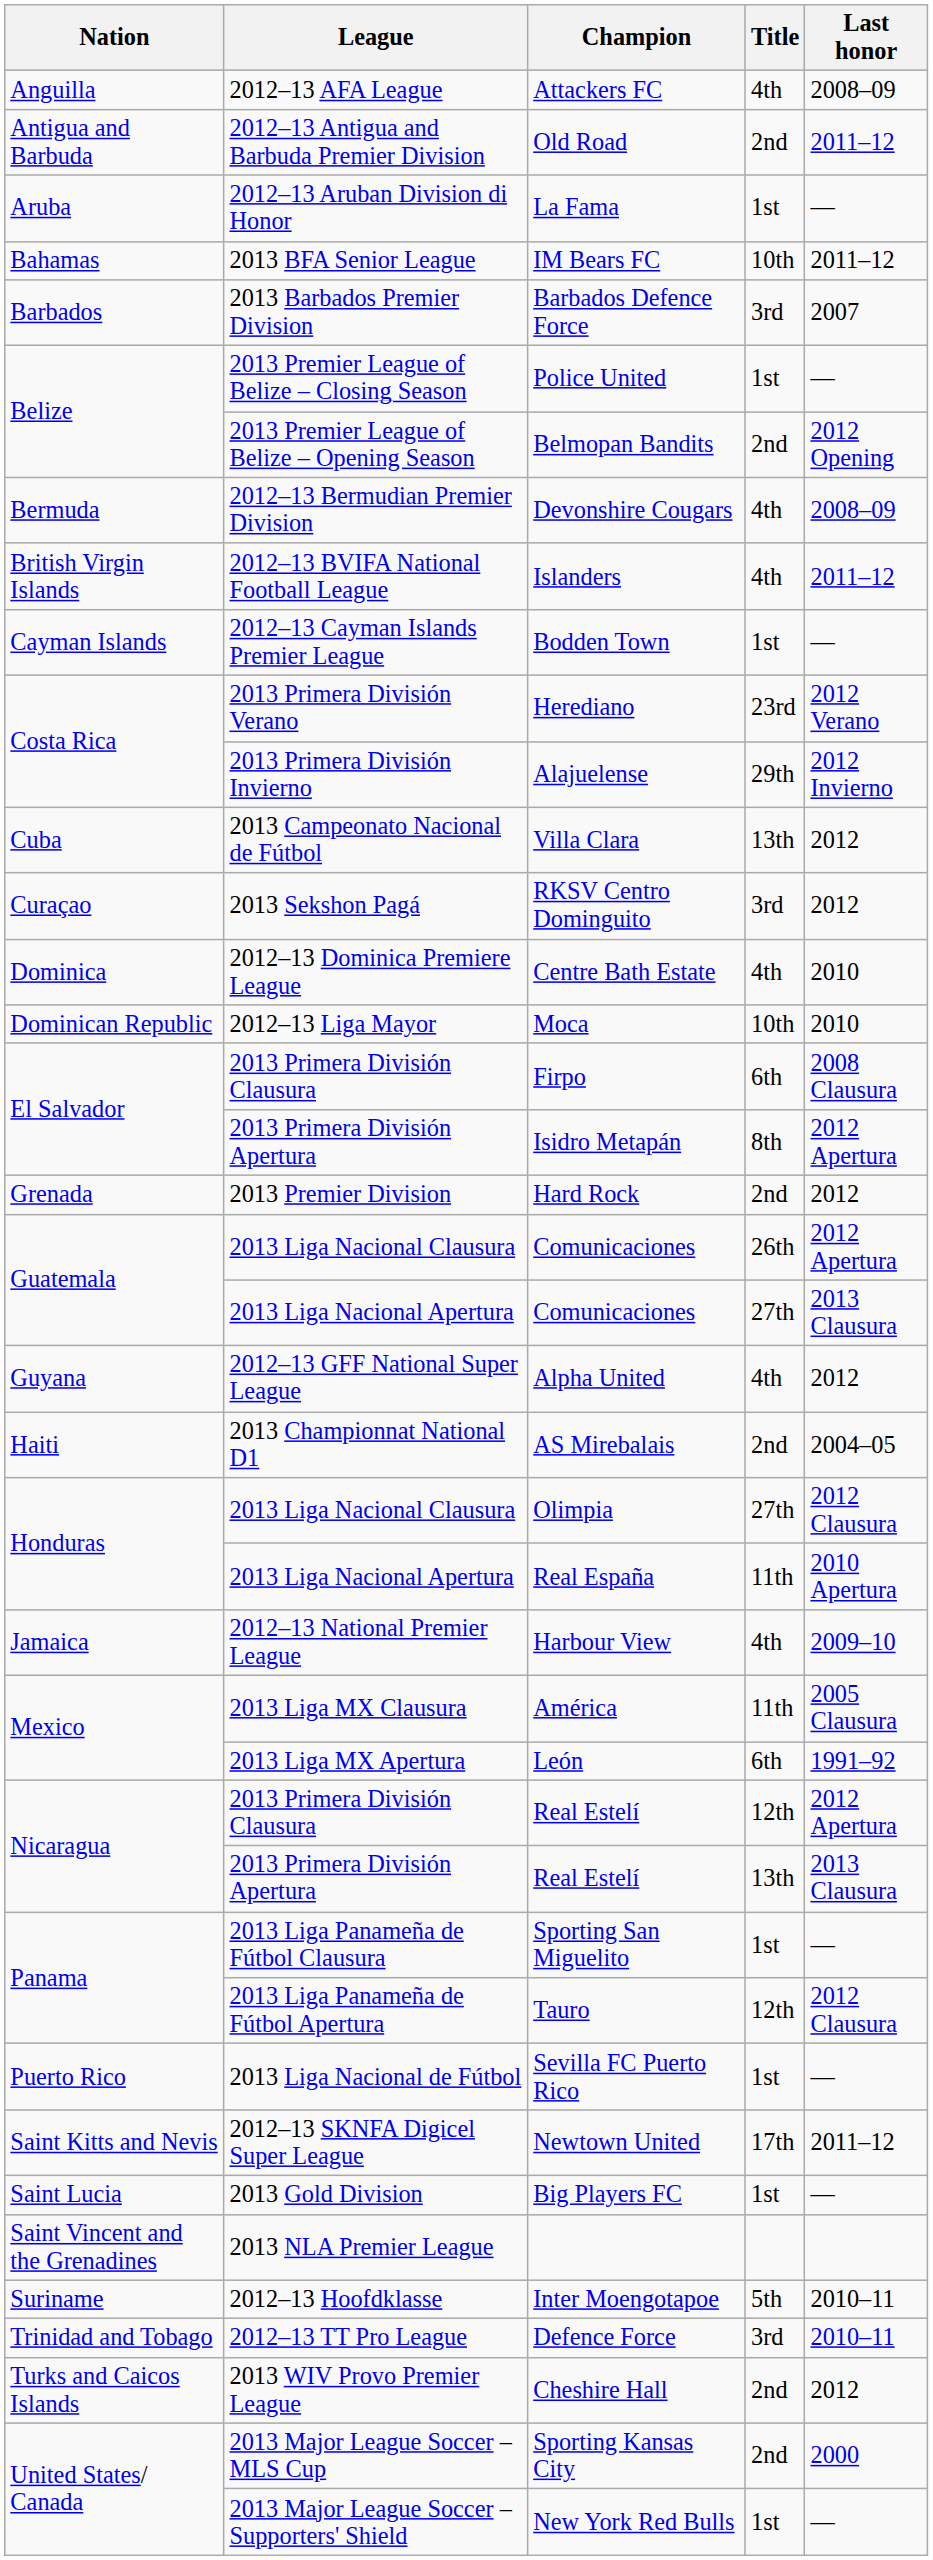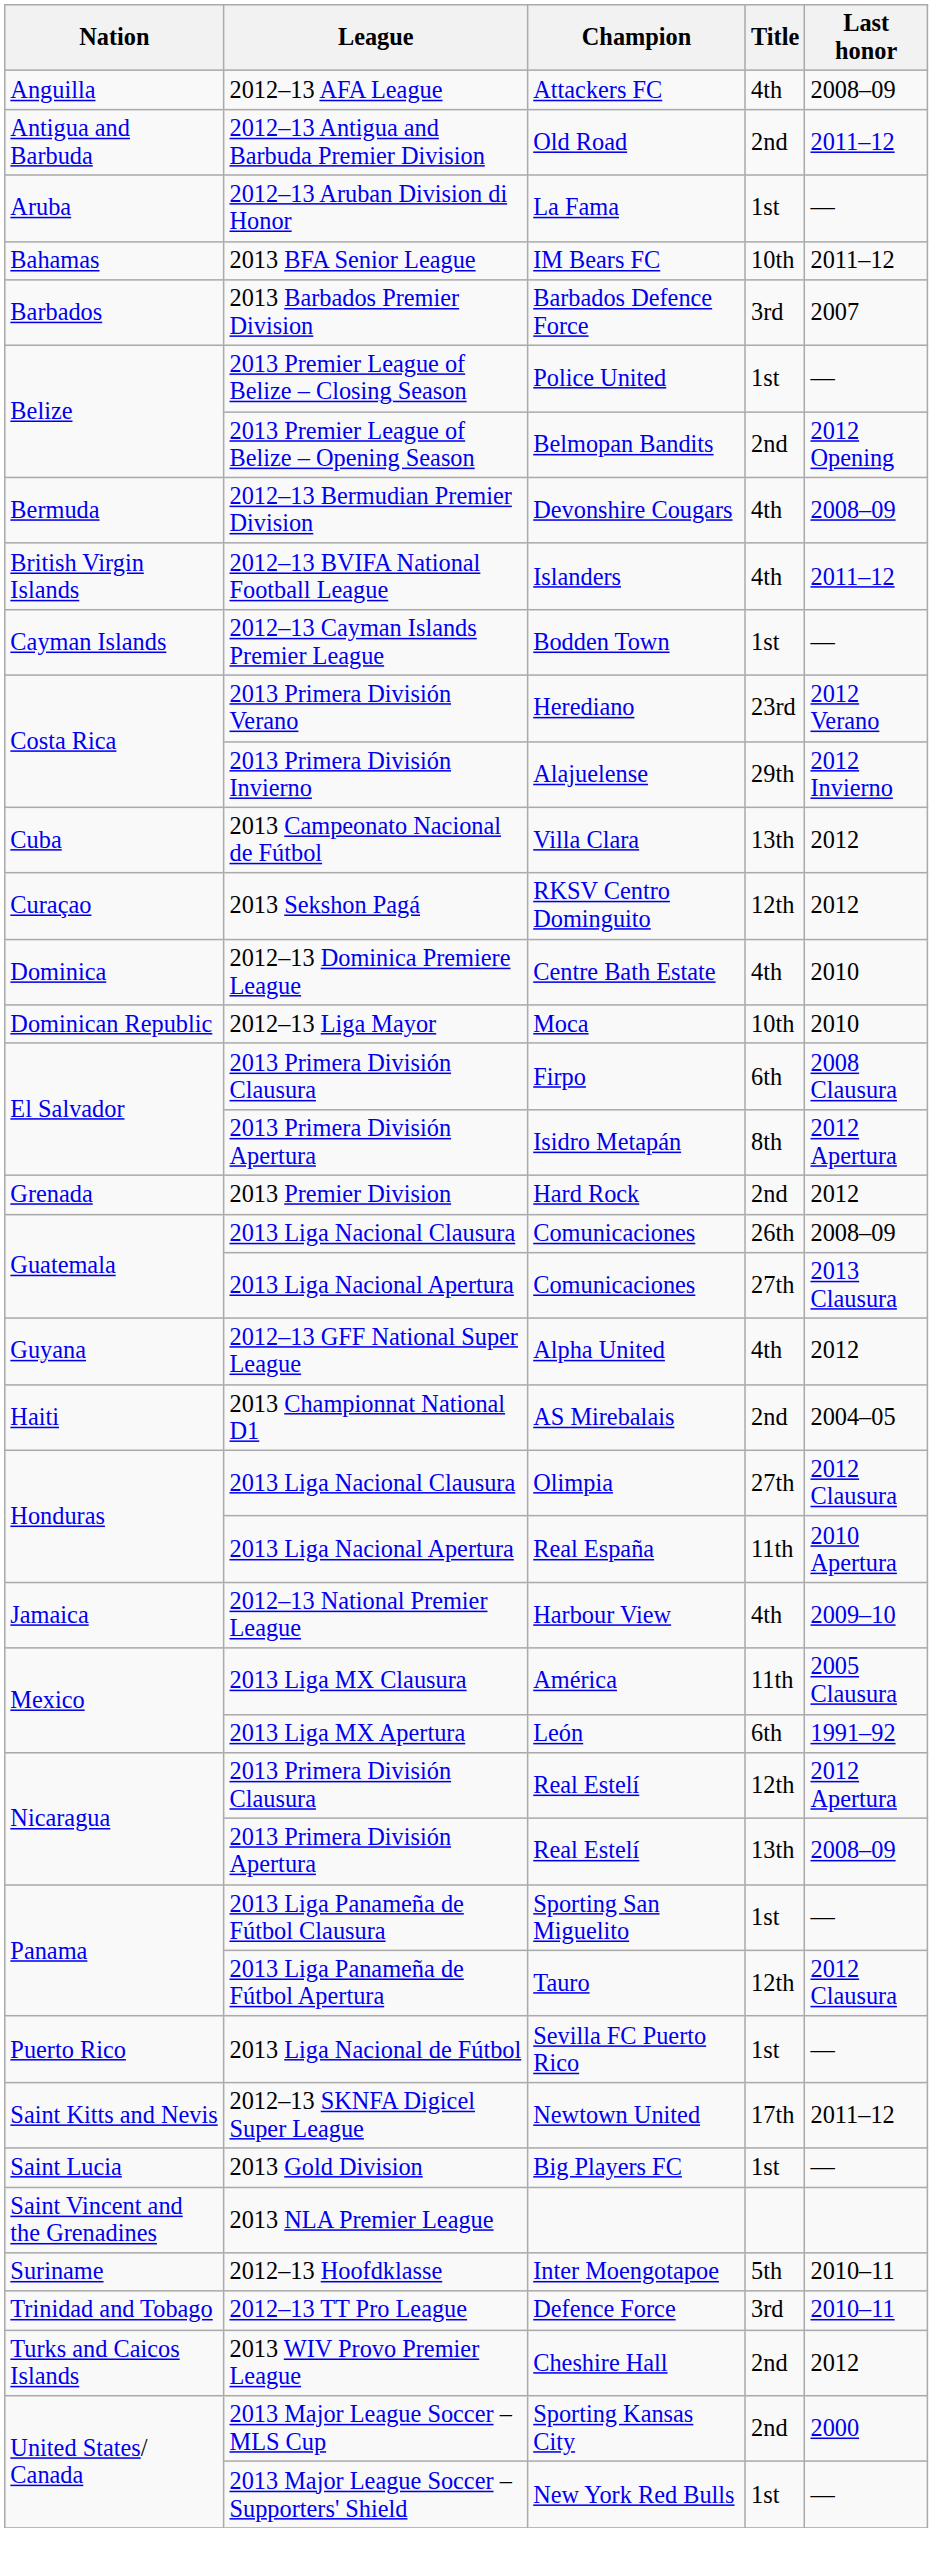(767, 905) 3rd -> (773, 905) 12th
(854, 1246) 2012 Apertura -> (853, 1232) 2008–09
(854, 1878) 2013 Clausura -> (853, 1851) 2008–09
